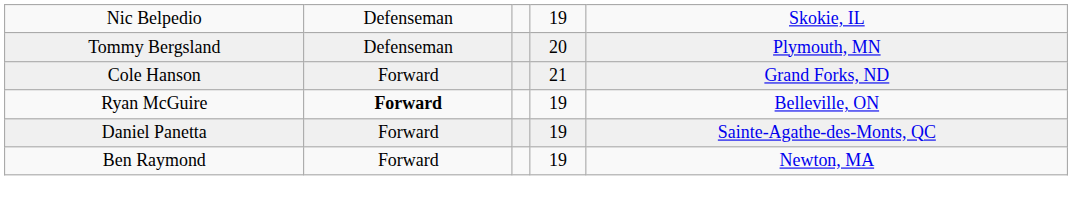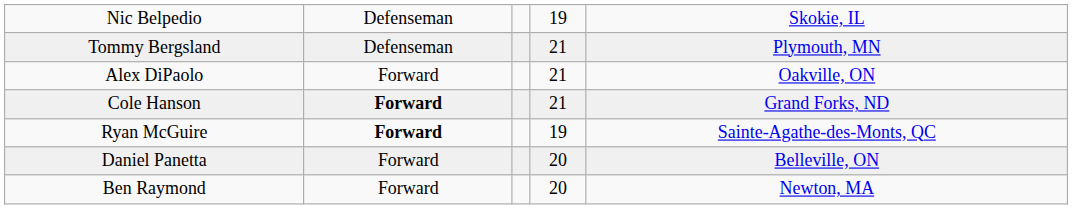(558, 47) 20 -> (558, 47) 21
+ row: (154, 75)
(408, 75) normal -> (408, 103) bold
(827, 103) Belleville, ON -> (827, 132) Sainte-Agathe-des-Monts, QC
(558, 132) 19 -> (558, 160) 20
(827, 132) Sainte-Agathe-des-Monts, QC -> (827, 160) Belleville, ON
(558, 160) 19 -> (558, 189) 20
